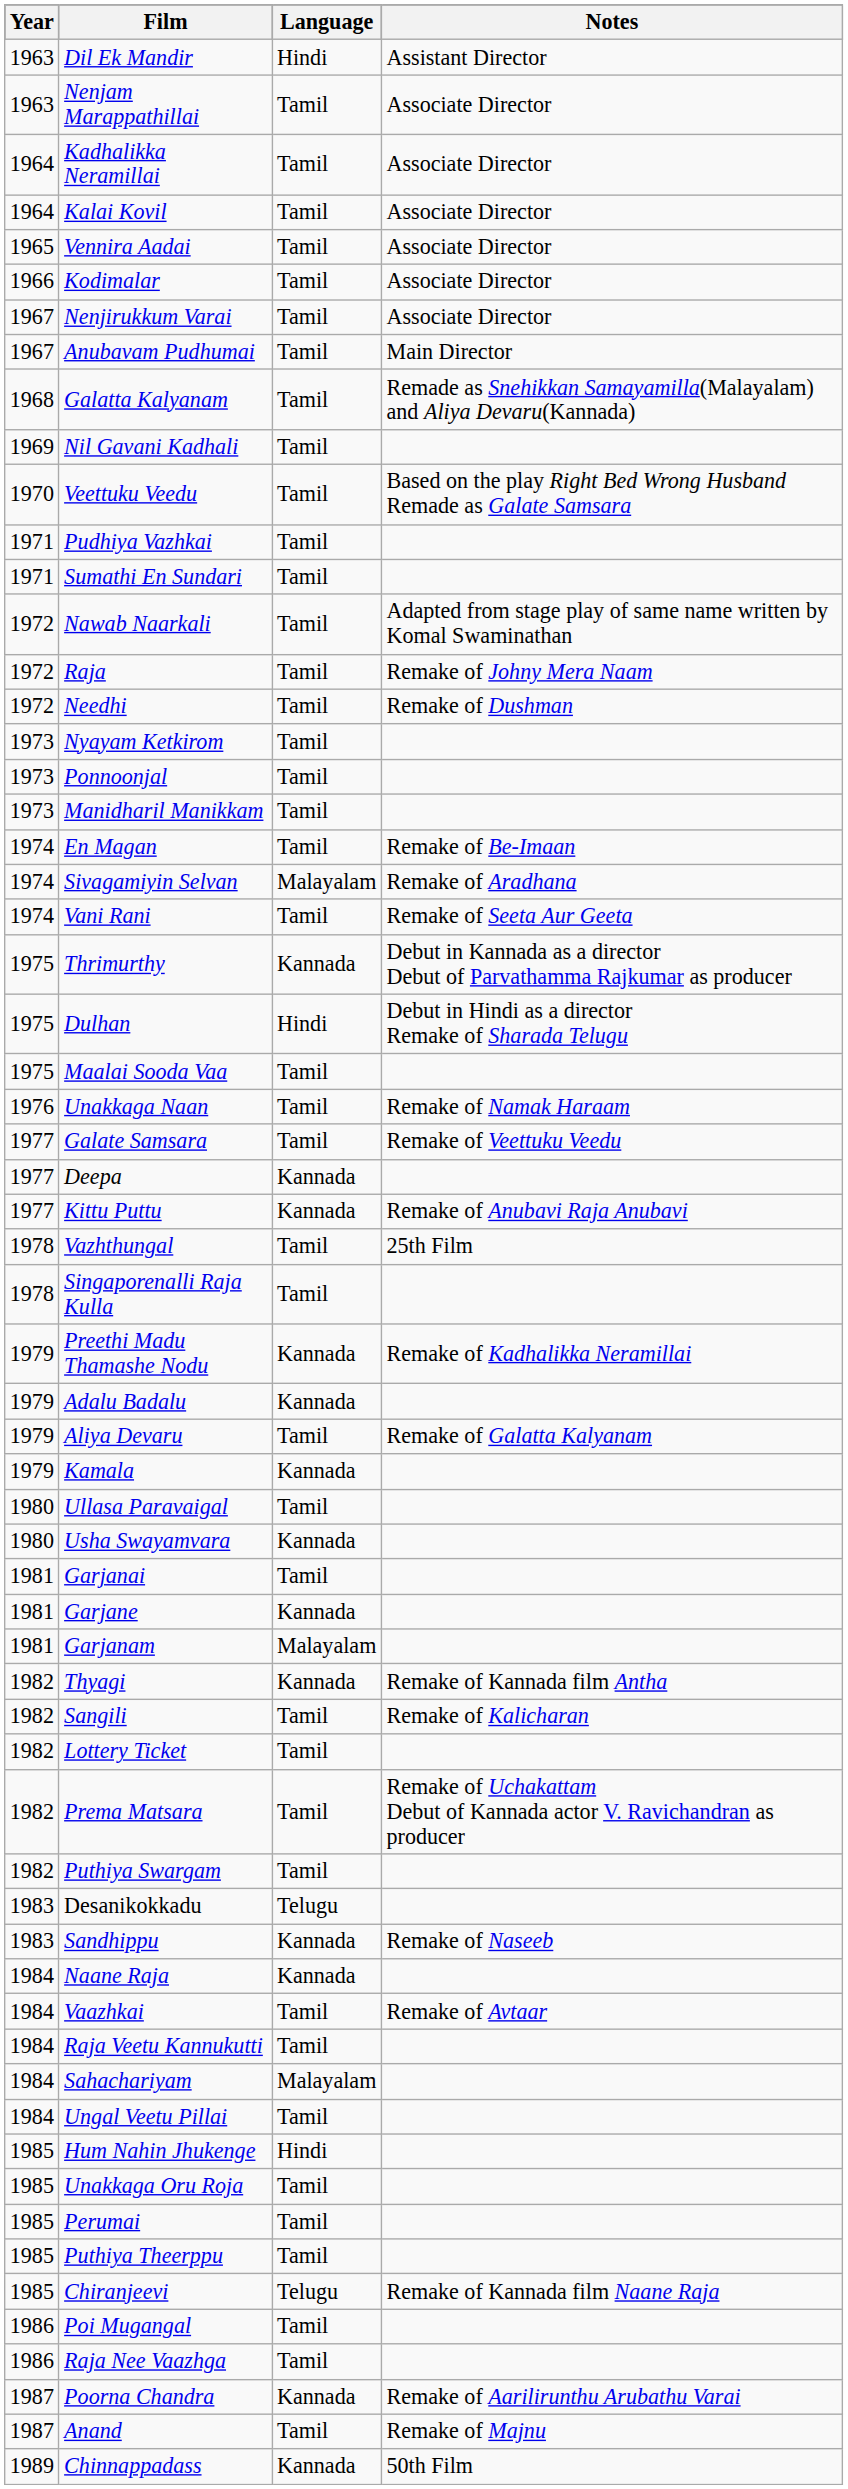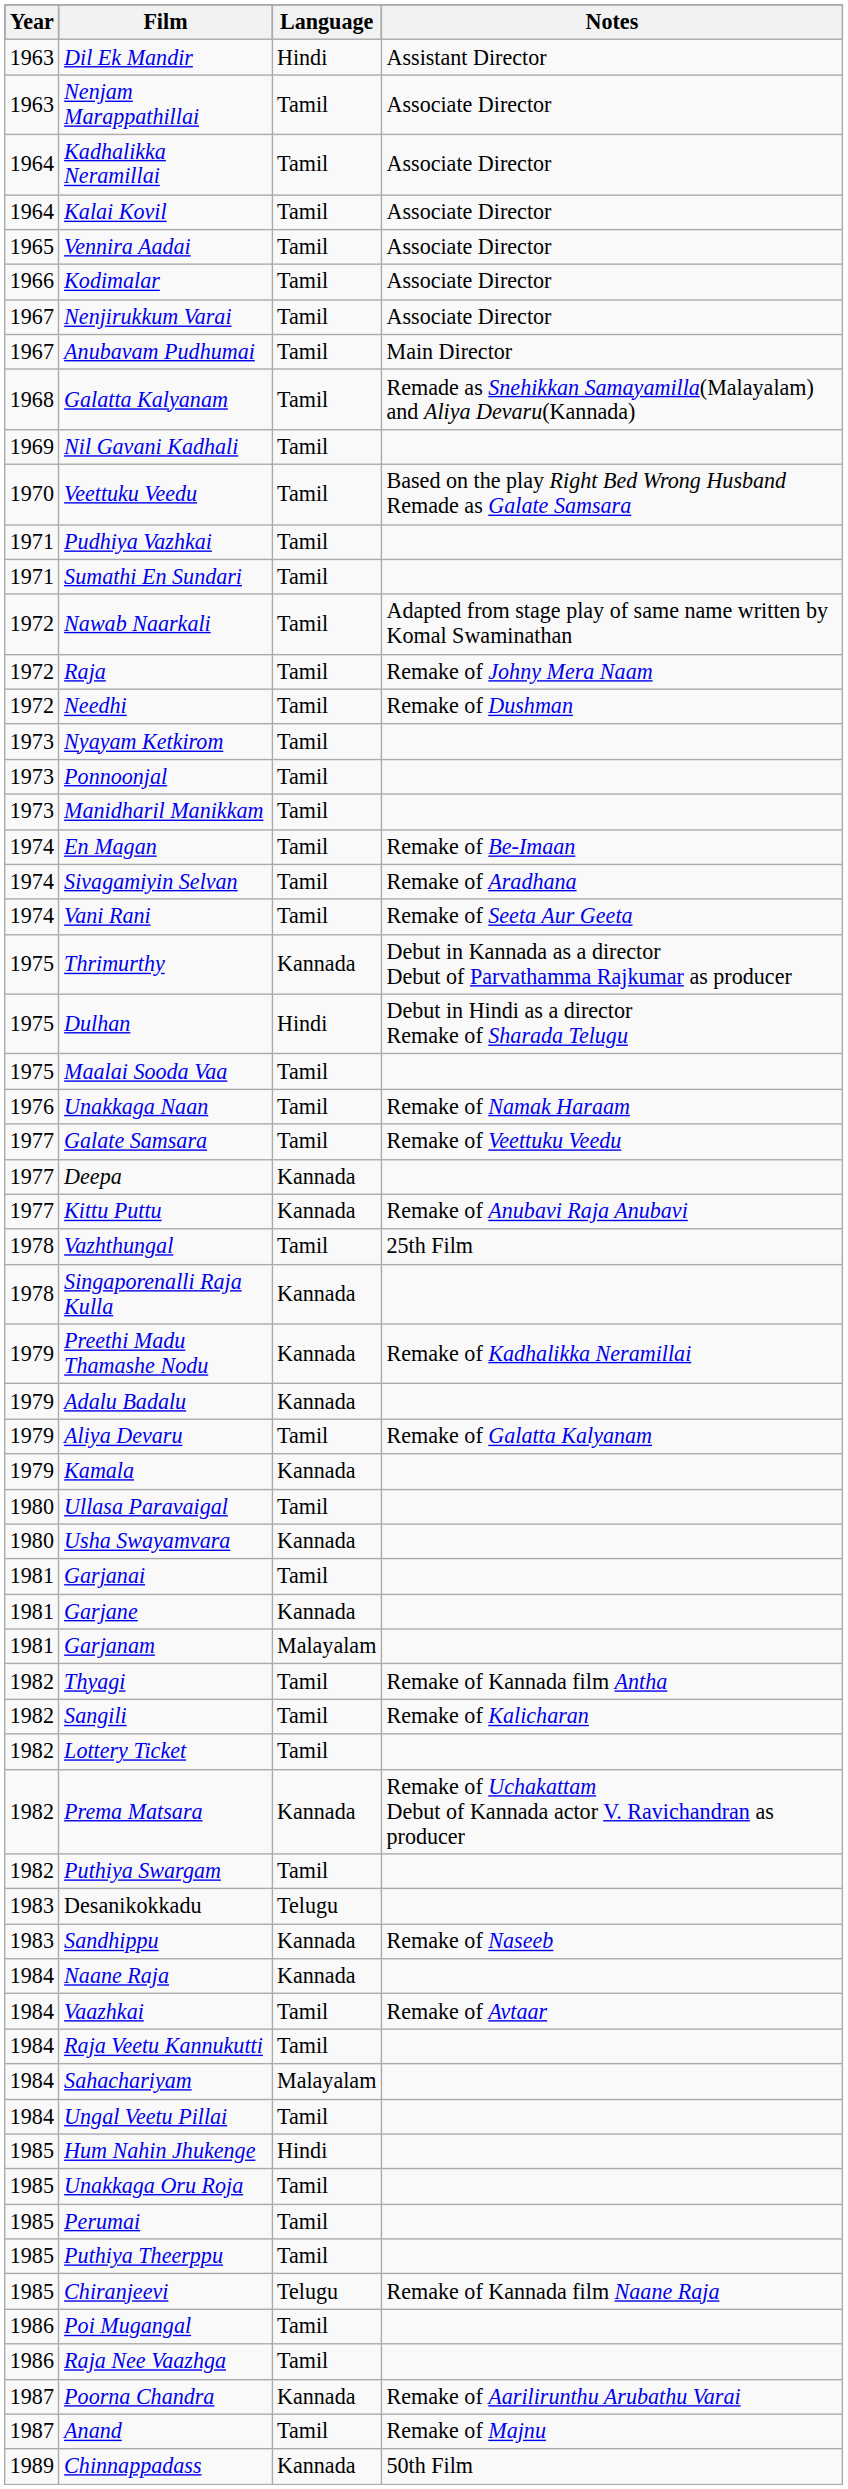(327, 881) Malayalam -> (303, 881) Tamil
(303, 1293) Tamil -> (316, 1293) Kannada
(316, 1681) Kannada -> (303, 1681) Tamil
(303, 1811) Tamil -> (316, 1811) Kannada
